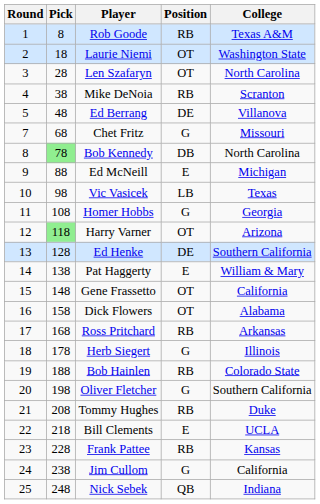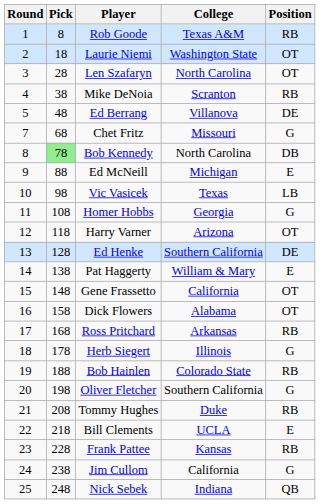columns swapped: (186, 14) <-> (262, 14)
(61, 232) lightgreen background -> (61, 232) no background
